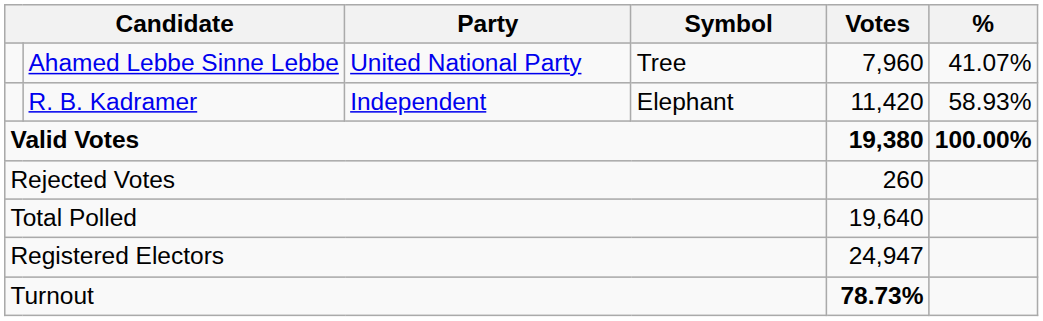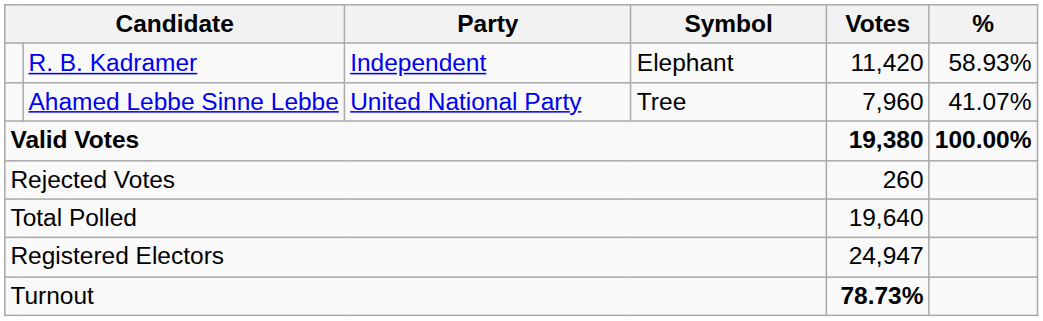rows swapped: (113, 101) <-> (184, 62)
